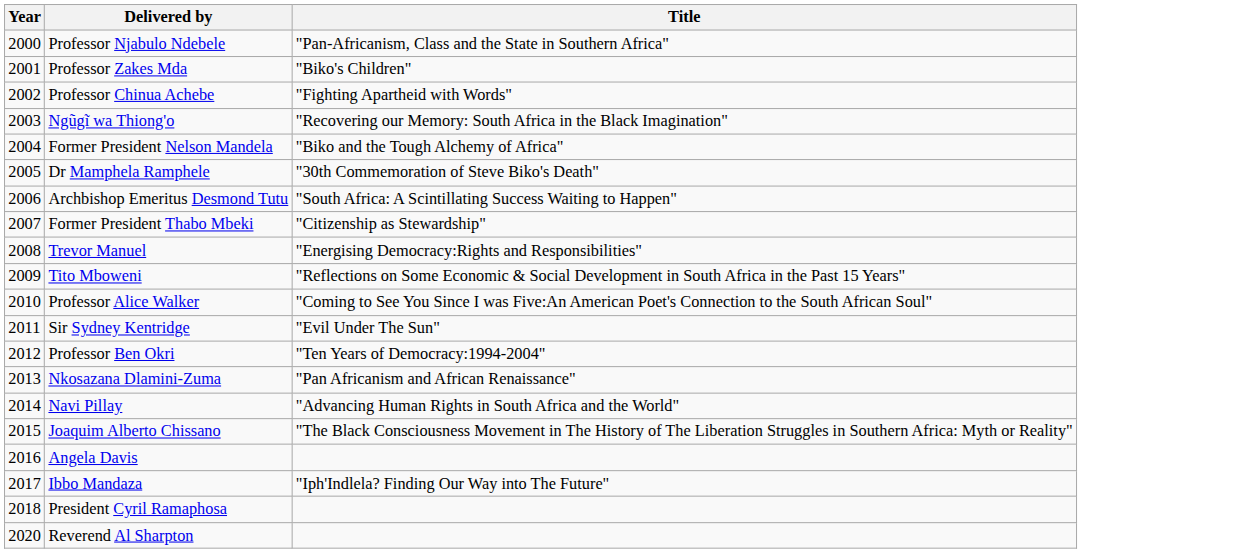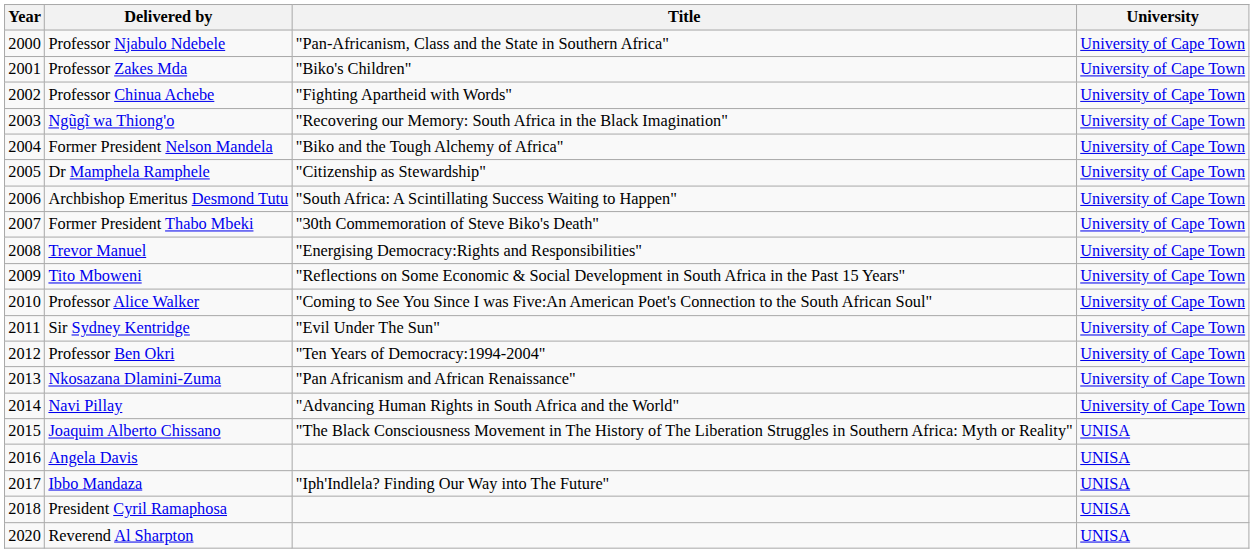+ column: (1163, 17)
(447, 172) "30th Commemoration of Steve Biko's Death" -> (391, 172) "Citizenship as Stewardship"
(391, 224) "Citizenship as Stewardship" -> (447, 224) "30th Commemoration of Steve Biko's Death"
